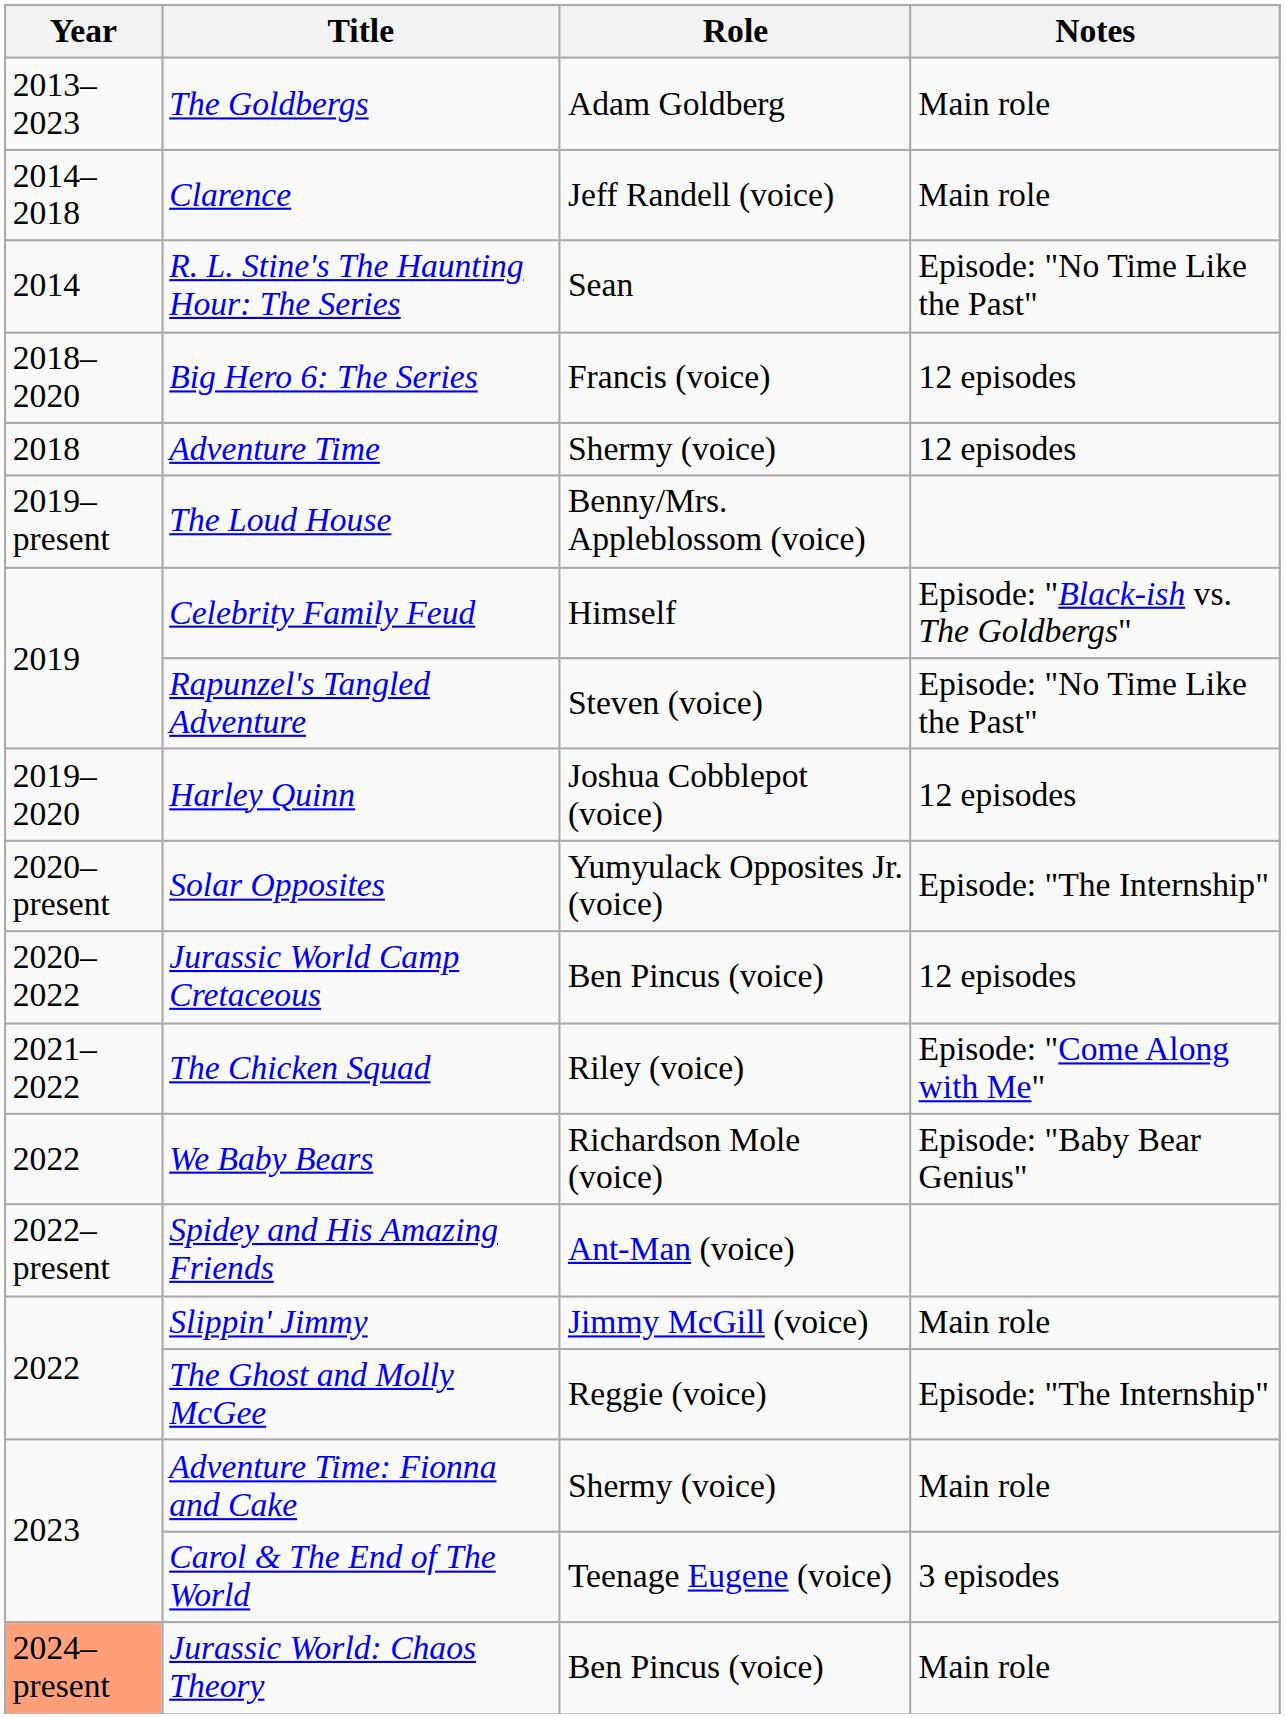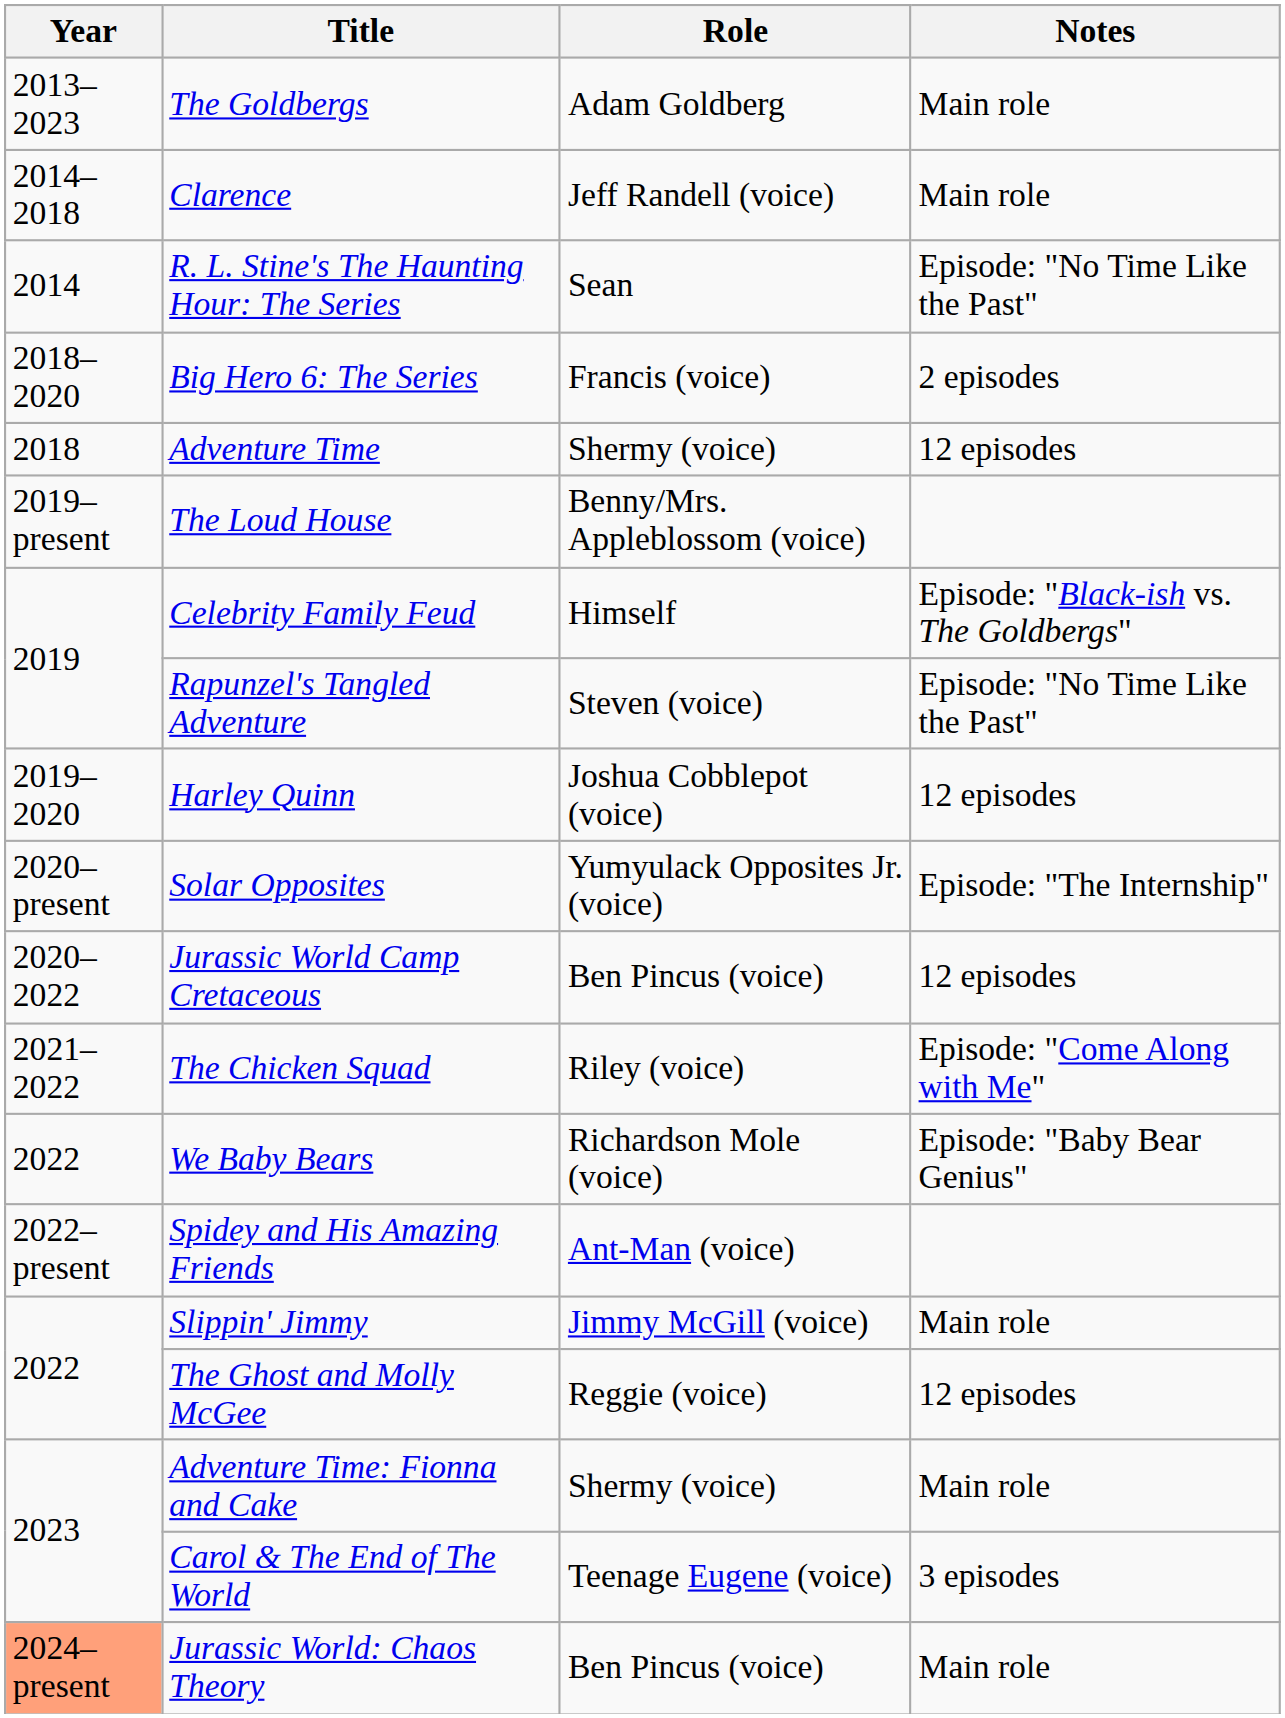(997, 376) 12 episodes -> (989, 376) 2 episodes
(1094, 1394) Episode: "The Internship" -> (997, 1394) 12 episodes
